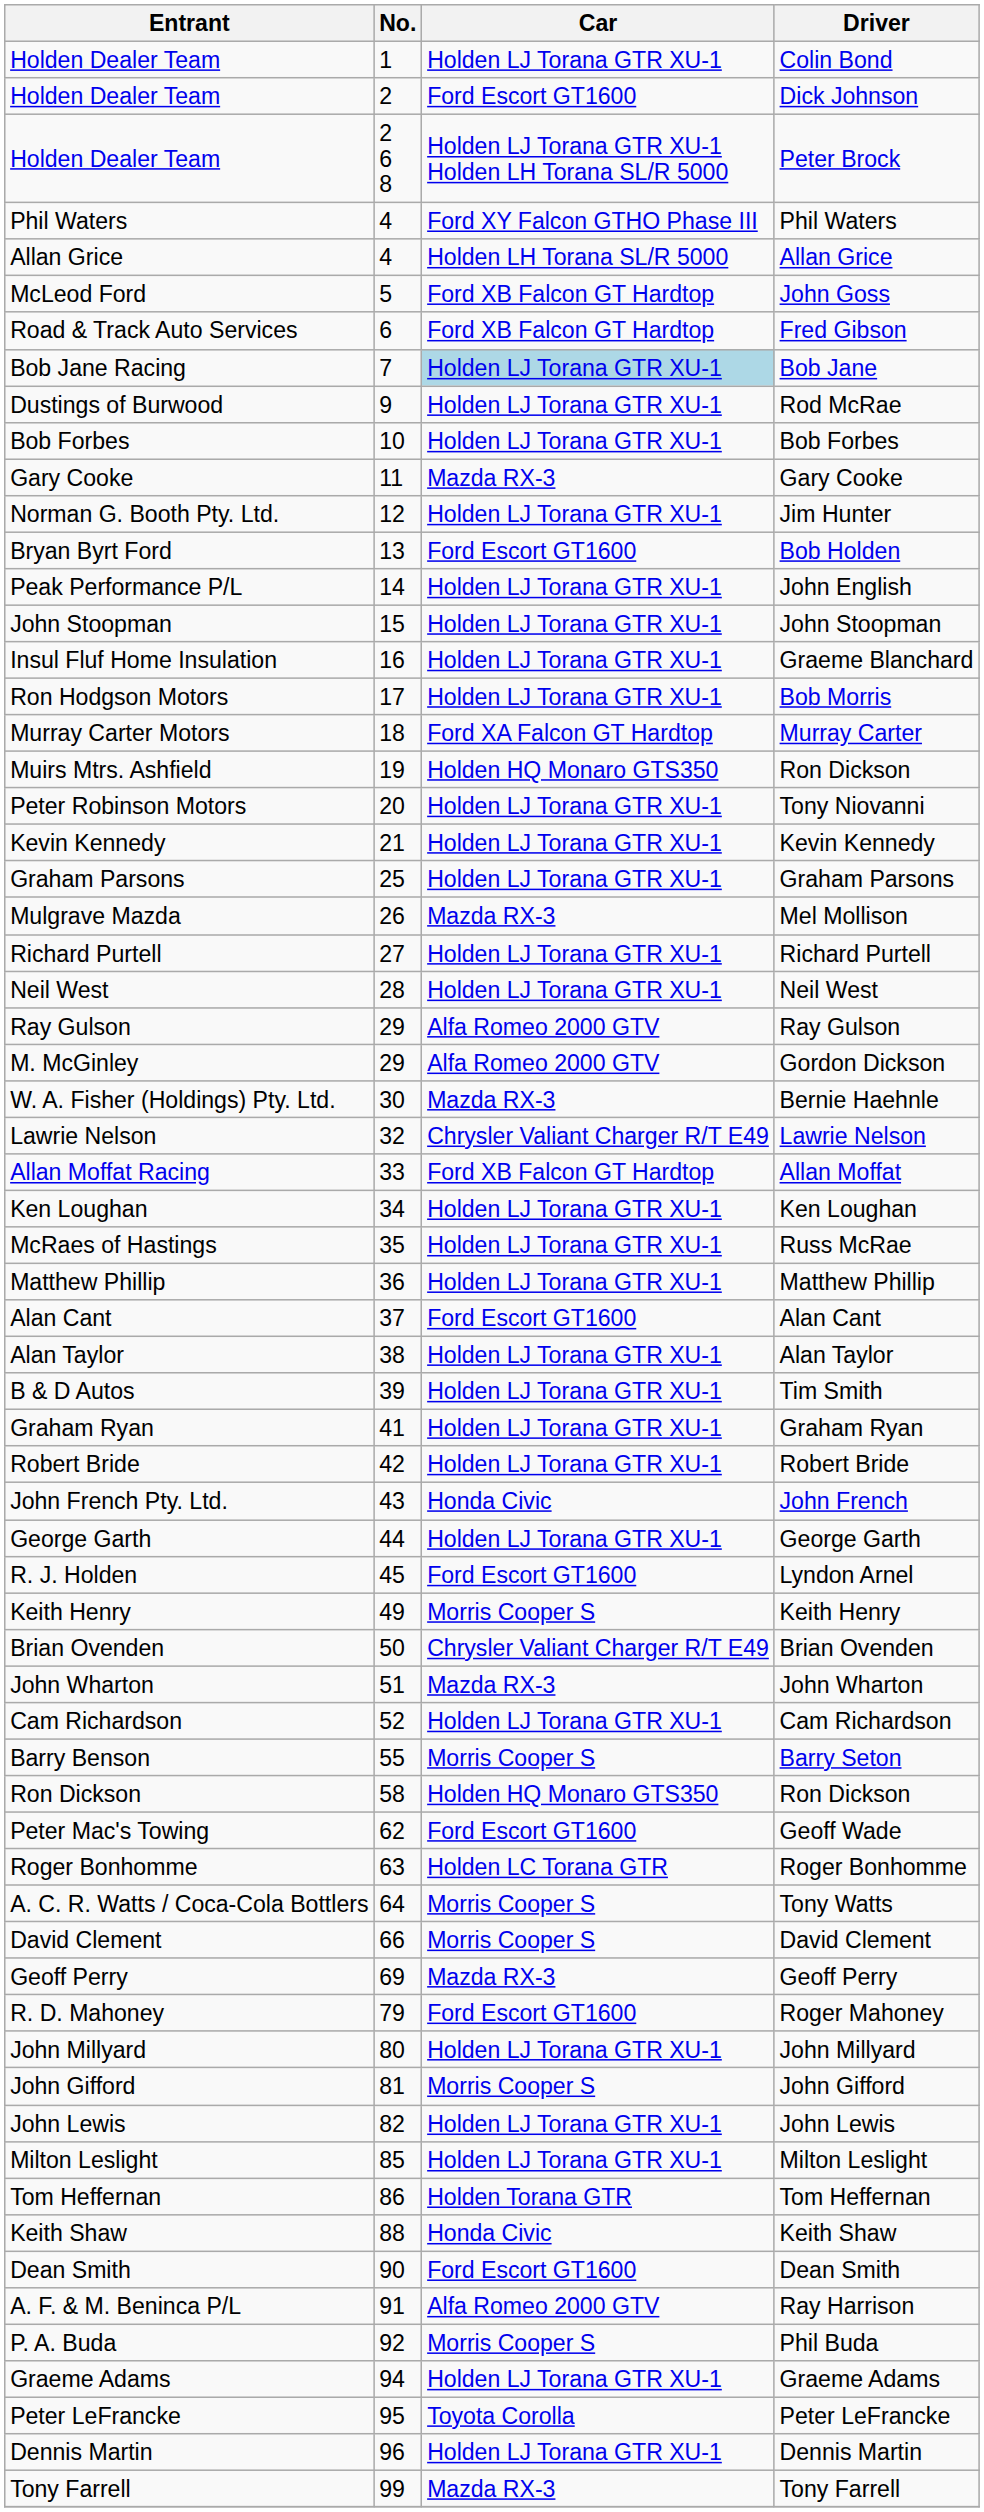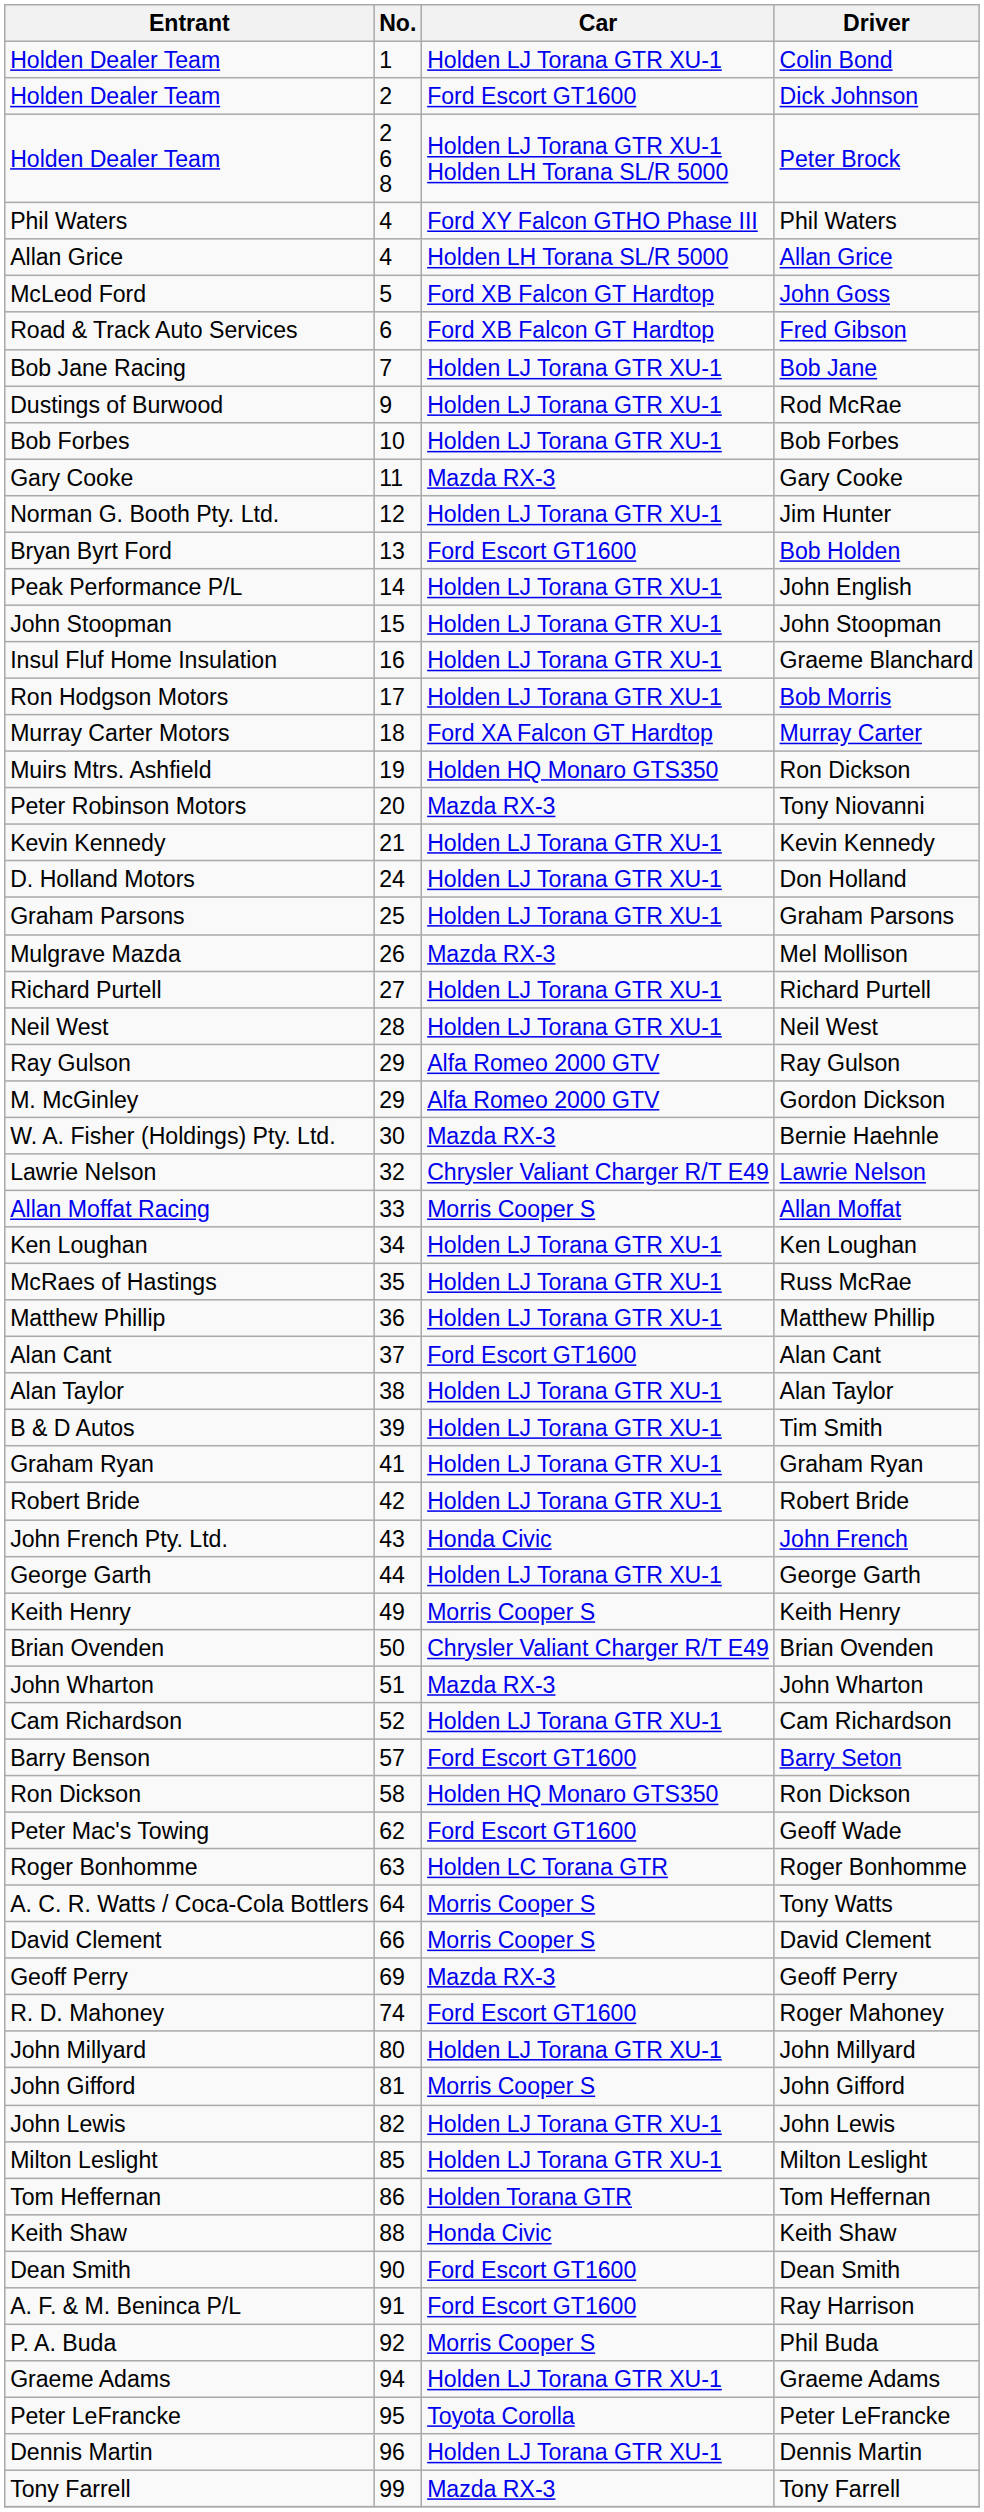(574, 368) lightblue background -> (574, 368) no background
(574, 806) Holden LJ Torana GTR XU-1 -> (491, 806) Mazda RX-3
+ row: (103, 880)
(571, 1172) Ford XB Falcon GT Hardtop -> (511, 1209) Morris Cooper S
- row: (74, 1574)
(392, 1757) 55 -> (392, 1757) 57
(511, 1757) Morris Cooper S -> (532, 1757) Ford Escort GT1600
(392, 2013) 79 -> (392, 2013) 74
(543, 2306) Alfa Romeo 2000 GTV -> (532, 2306) Ford Escort GT1600
